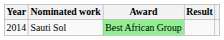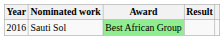(16, 27) 2014 -> (16, 27) 2016
